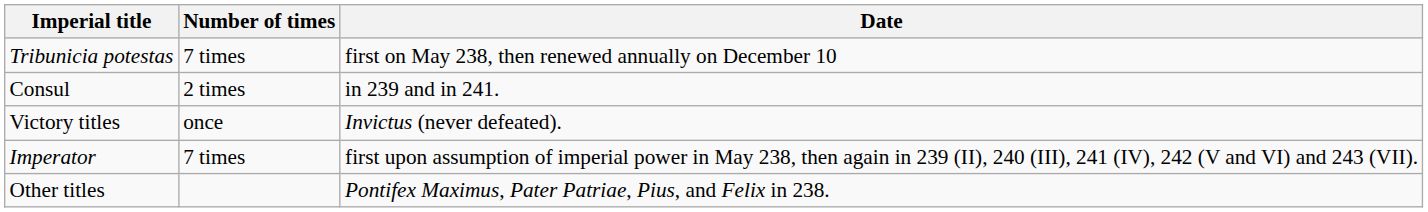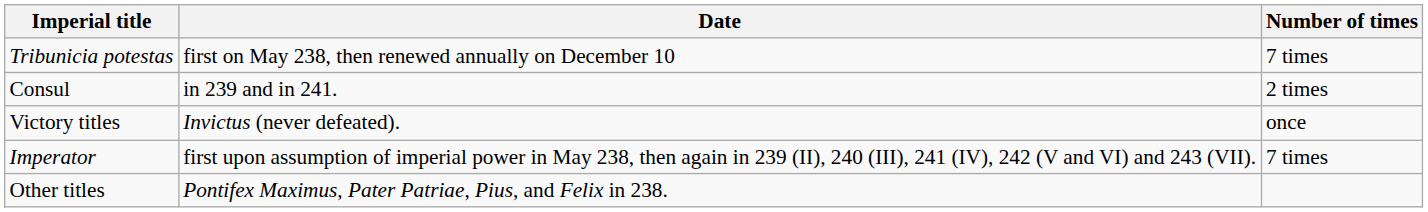columns swapped: (259, 21) <-> (882, 21)
